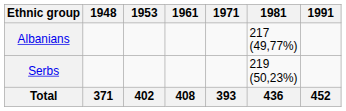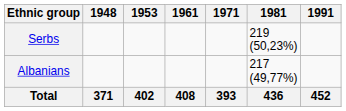rows swapped: (44, 71) <-> (44, 39)
